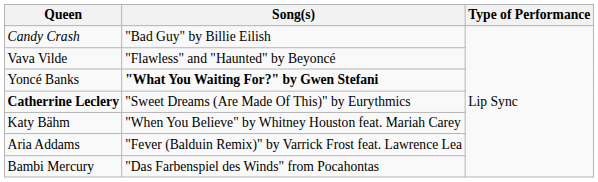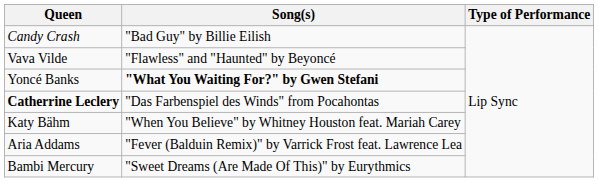(268, 101) "Sweet Dreams (Are Made Of This)" by Eurythmics -> (252, 101) "Das Farbenspiel des Winds" from Pocahontas
(252, 166) "Das Farbenspiel des Winds" from Pocahontas -> (268, 166) "Sweet Dreams (Are Made Of This)" by Eurythmics
